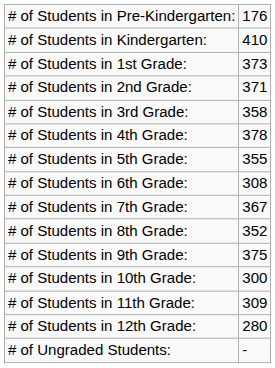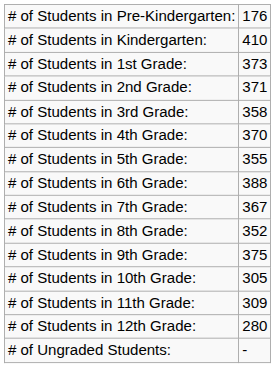(255, 135) 378 -> (255, 135) 370
(255, 183) 308 -> (255, 183) 388
(255, 278) 300 -> (255, 278) 305
